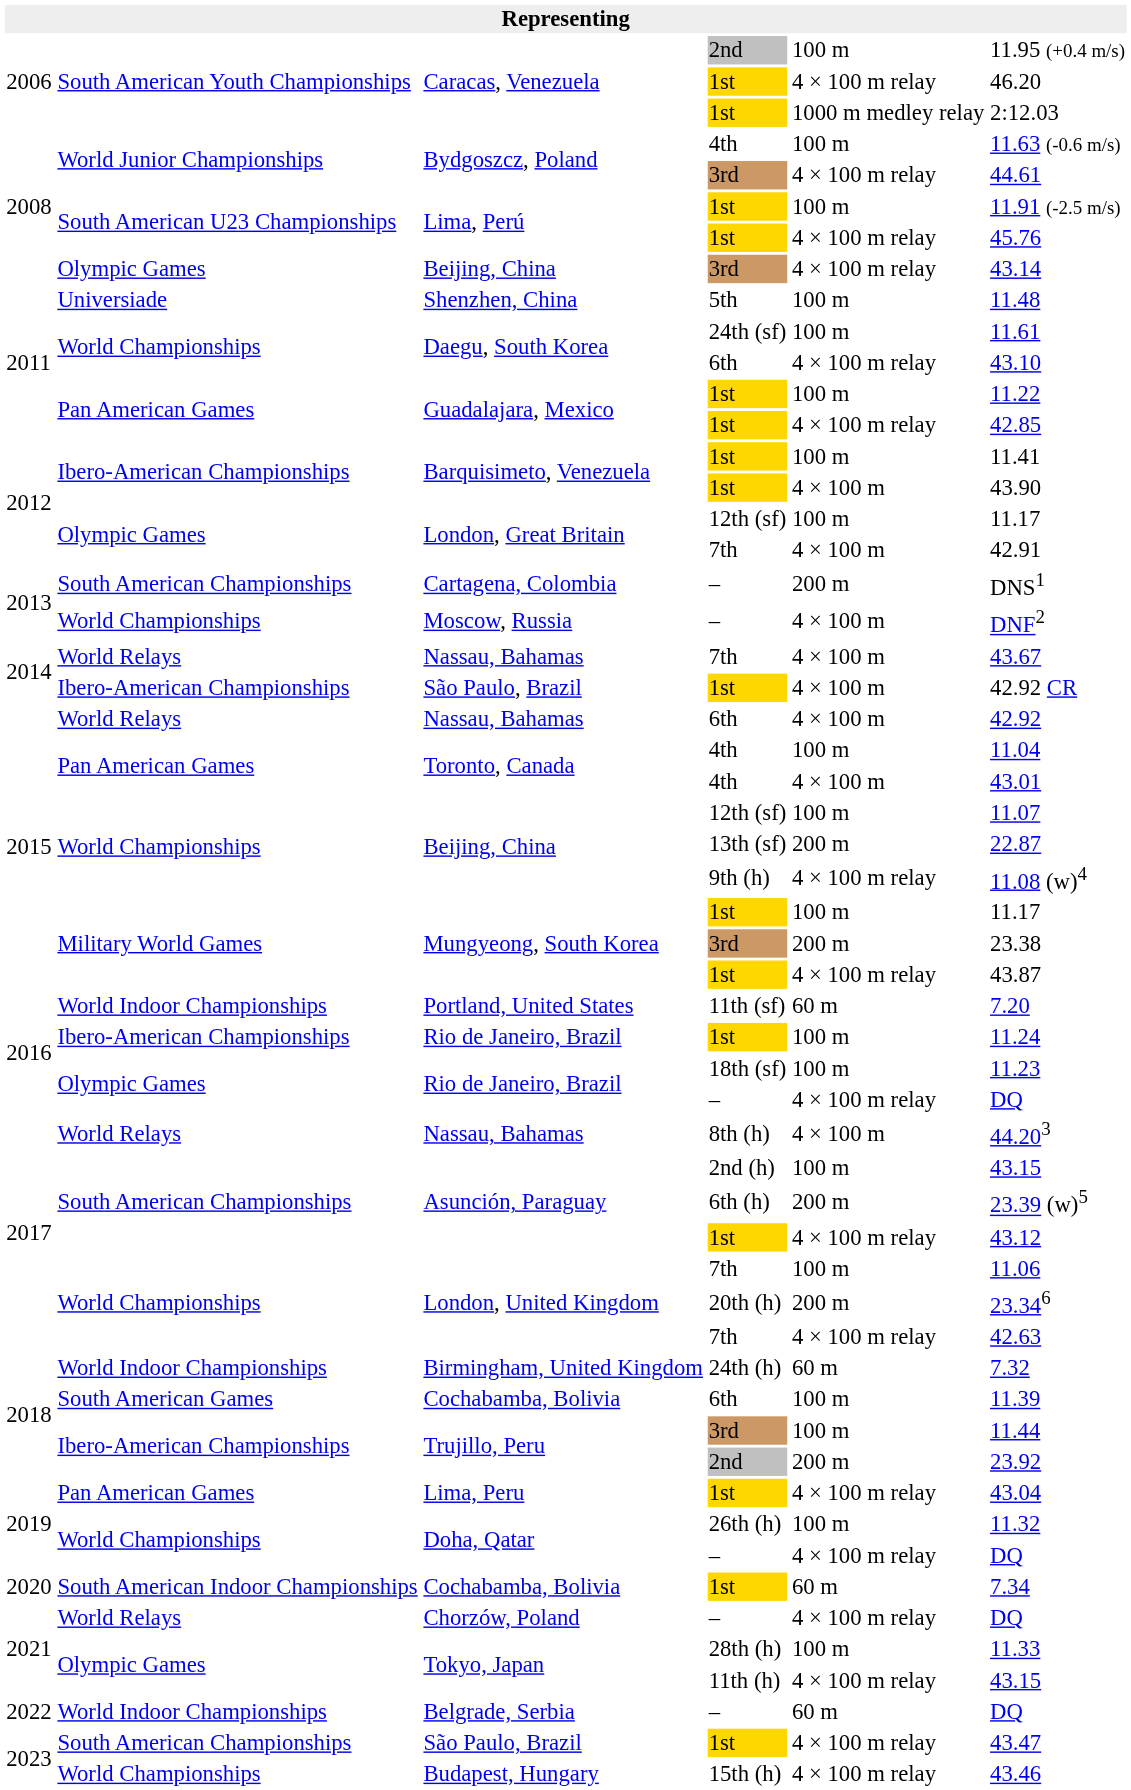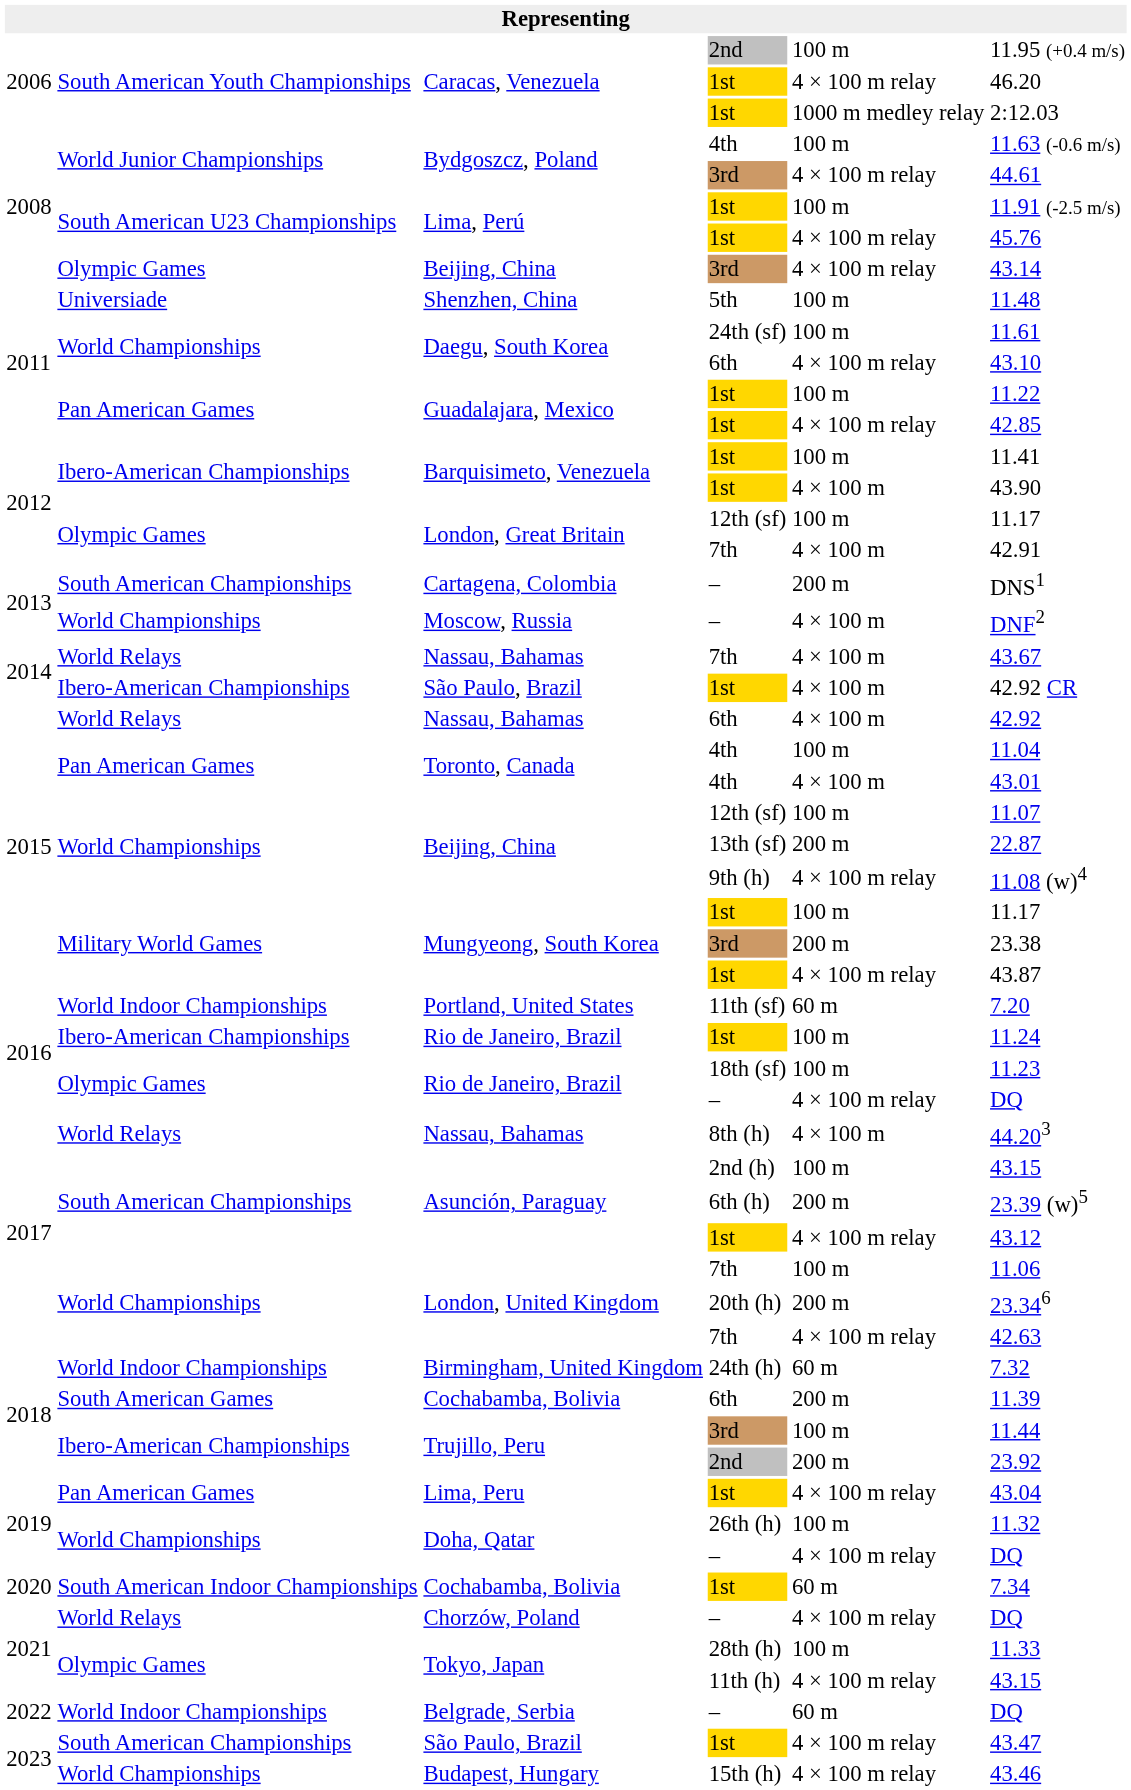(821, 1399) 100 m -> (821, 1399) 200 m
